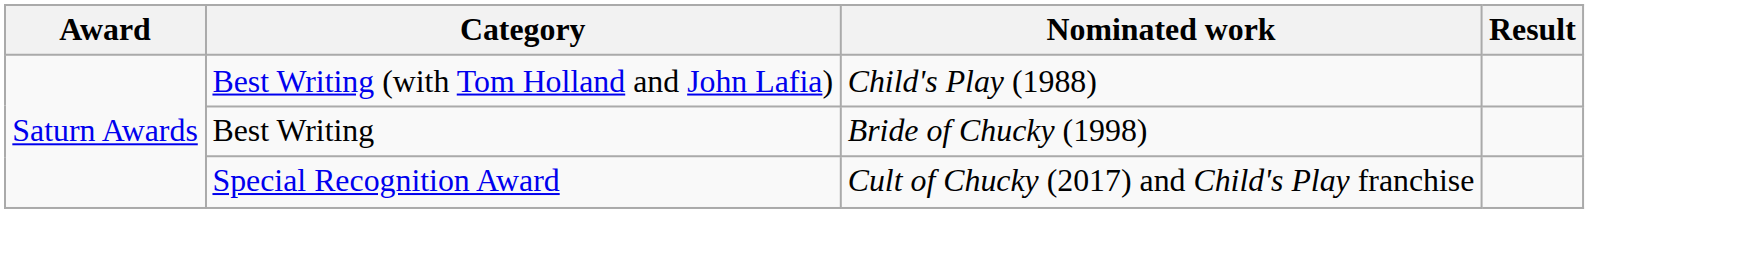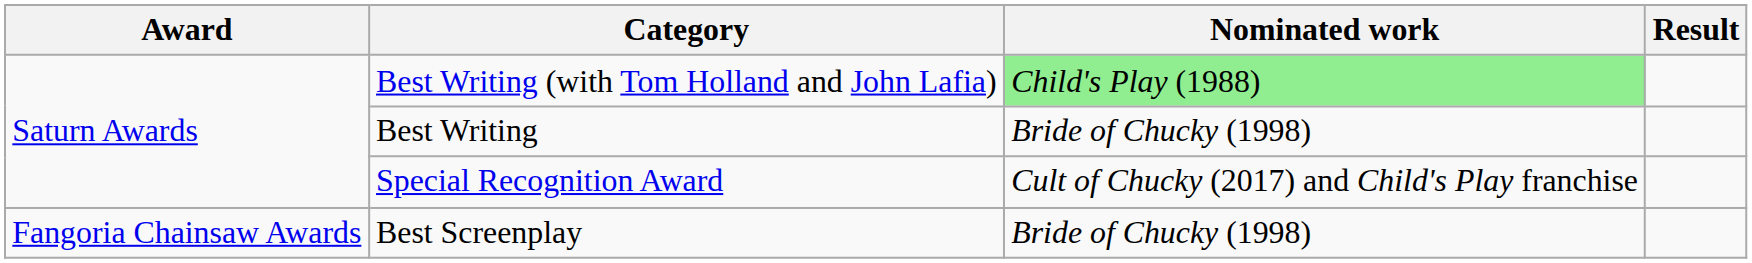(972, 80) no background -> (1136, 80) lightgreen background
+ row: (479, 231)
